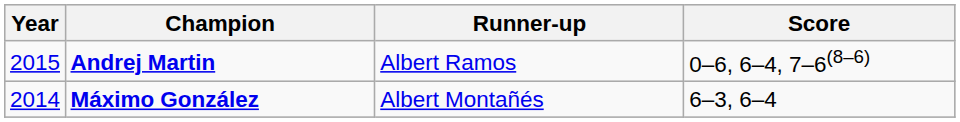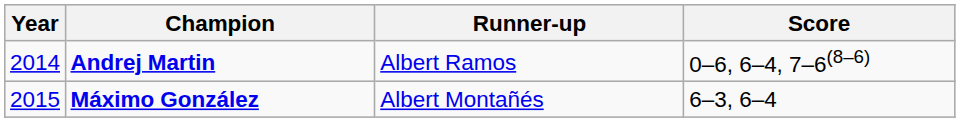(35, 61) 2015 -> (35, 61) 2014
(35, 100) 2014 -> (35, 100) 2015
